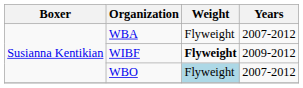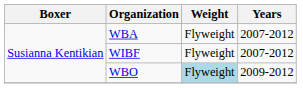(211, 53) bold -> (210, 53) normal
(269, 53) 2009-2012 -> (267, 53) 2007-2012
(269, 72) 2007-2012 -> (267, 72) 2009-2012
